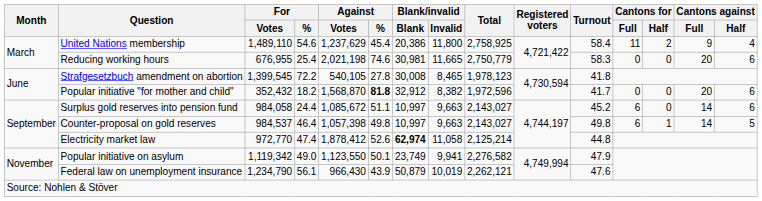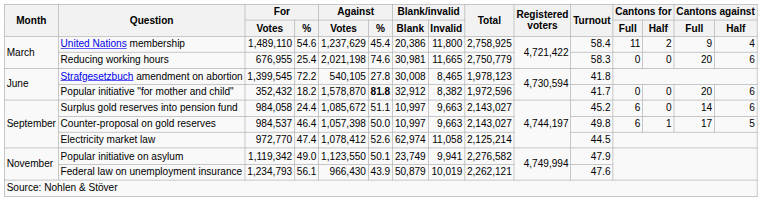(344, 92) 1,568,870 -> (344, 92) 1,578,870
(380, 124) 49.8 -> (380, 124) 50.0
(707, 124) 14 -> (707, 124) 17
(344, 140) 1,878,412 -> (344, 140) 1,078,412
(410, 140) bold -> (410, 140) normal
(601, 140) 44.8 -> (601, 140) 44.5
(270, 172) 1,234,790 -> (270, 172) 1,234,793
